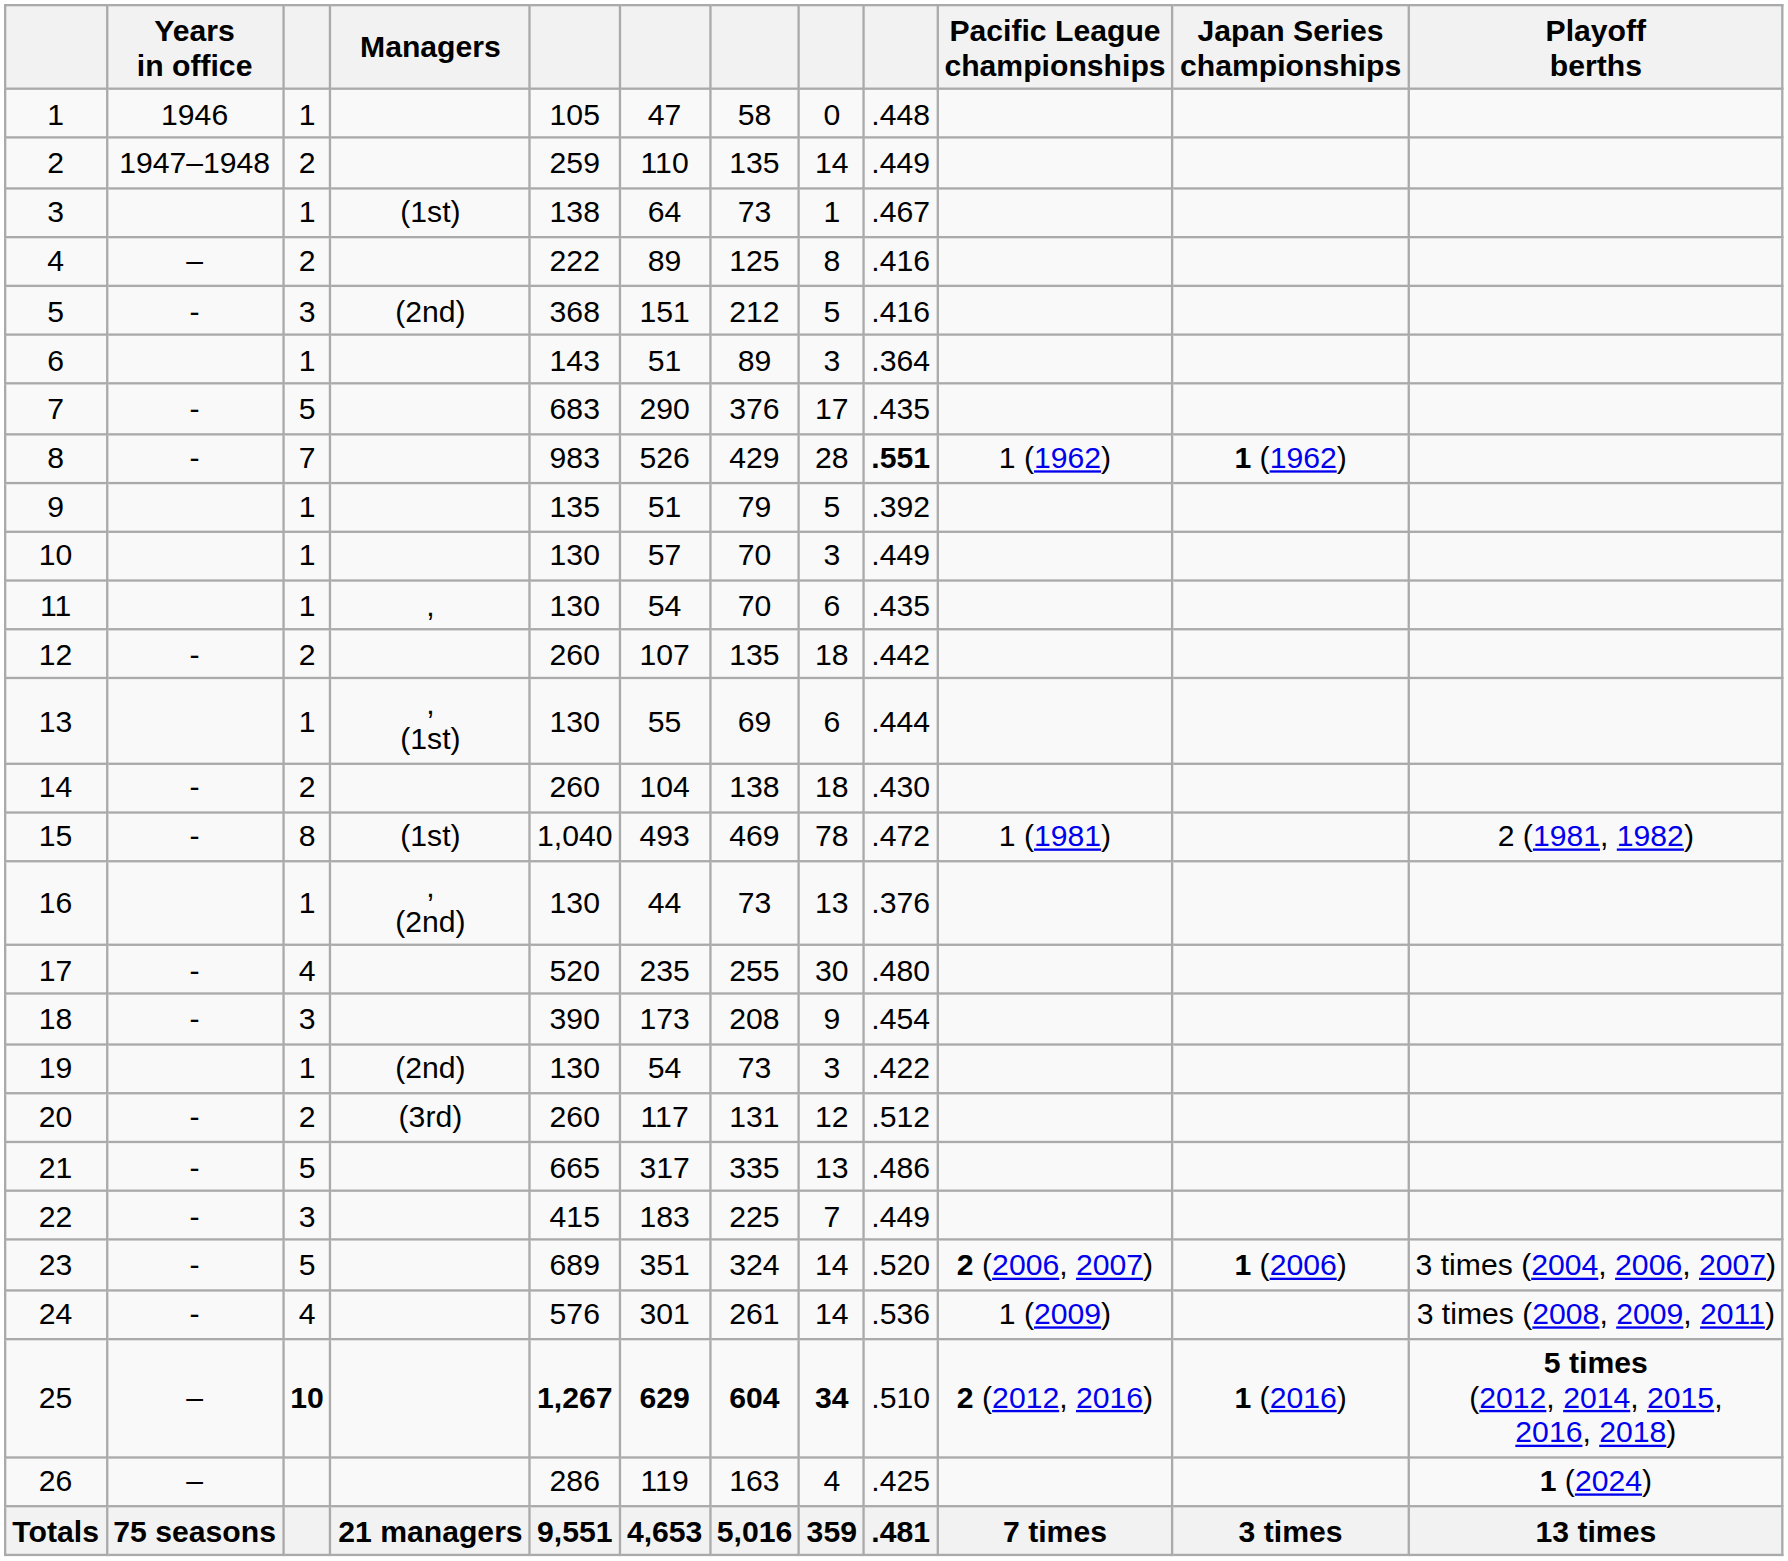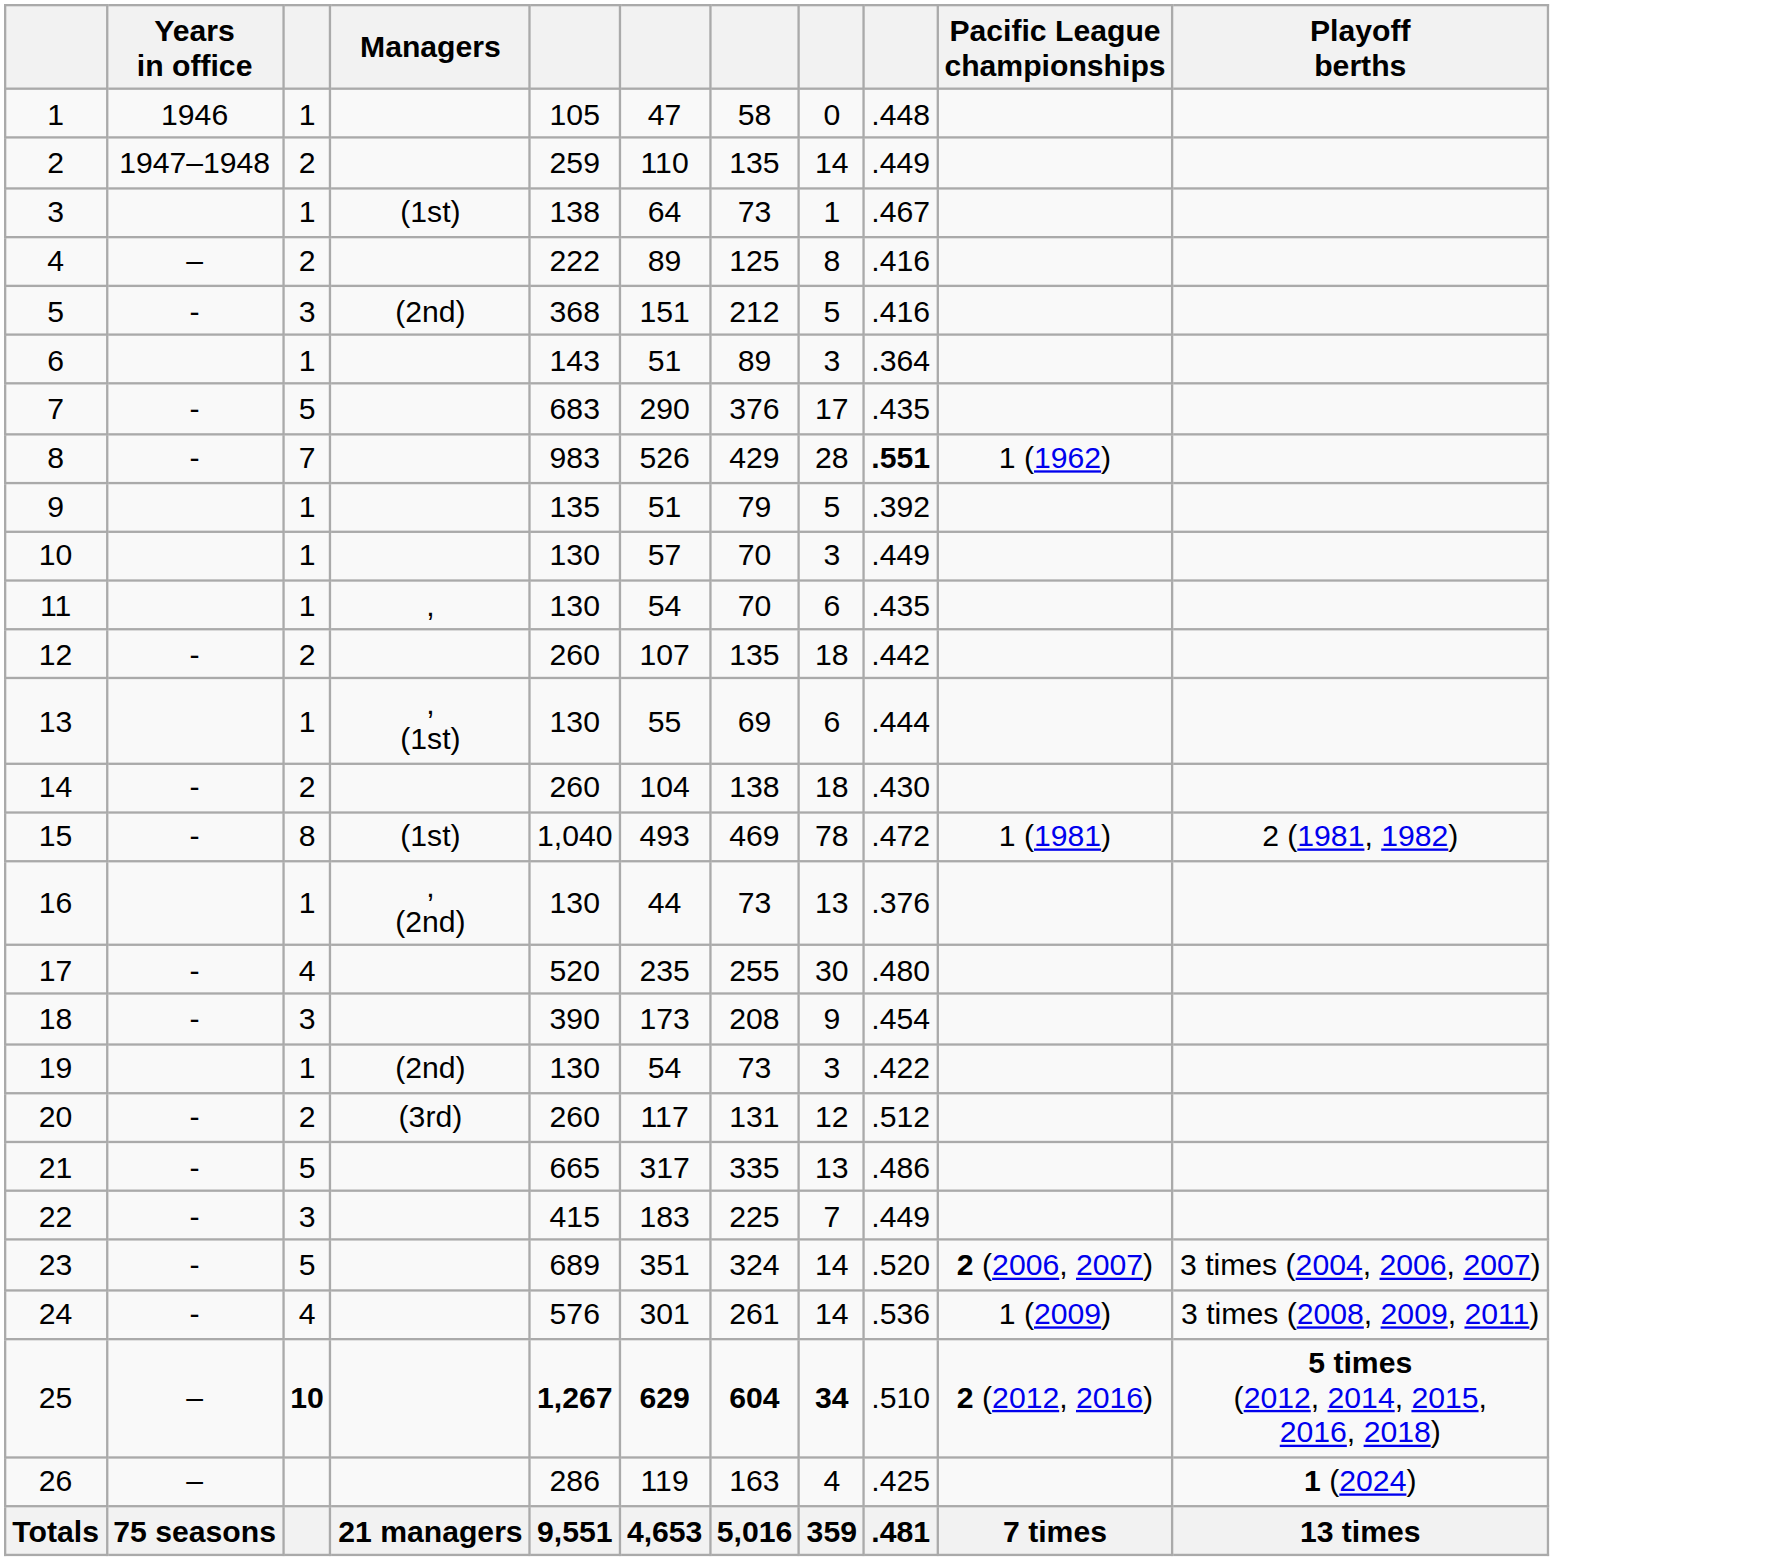- column: (1291, 47)
